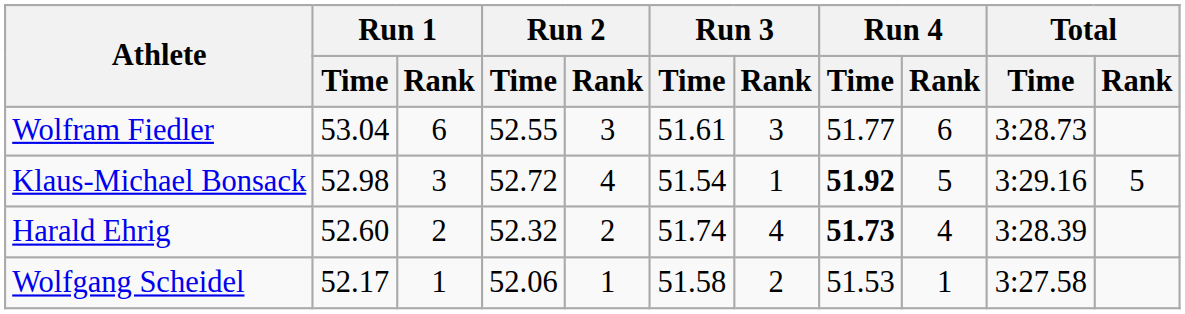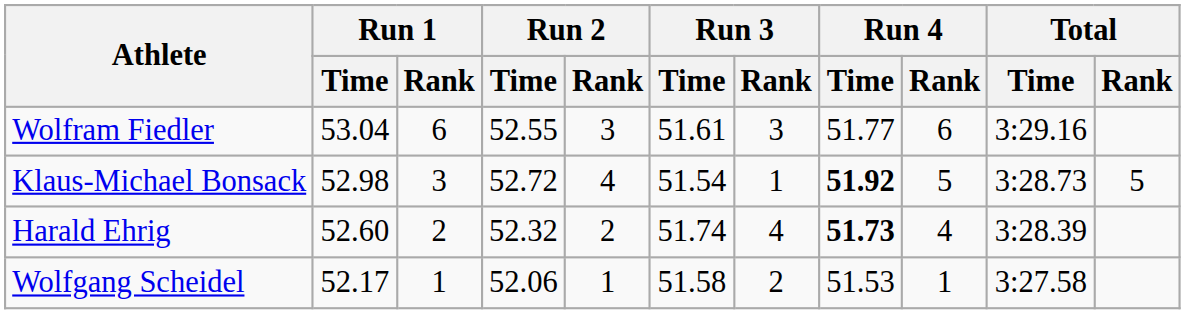(1041, 130) 3:28.73 -> (1041, 130) 3:29.16
(1041, 181) 3:29.16 -> (1041, 181) 3:28.73
